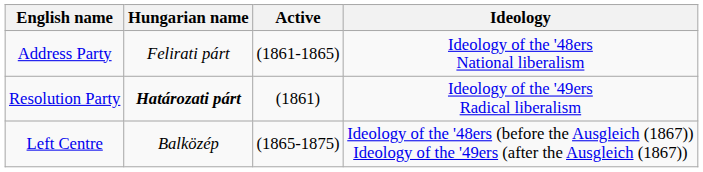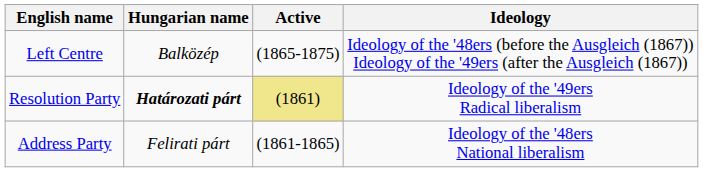rows swapped: (65, 53) <-> (65, 143)
(298, 98) no background -> (298, 98) khaki background
